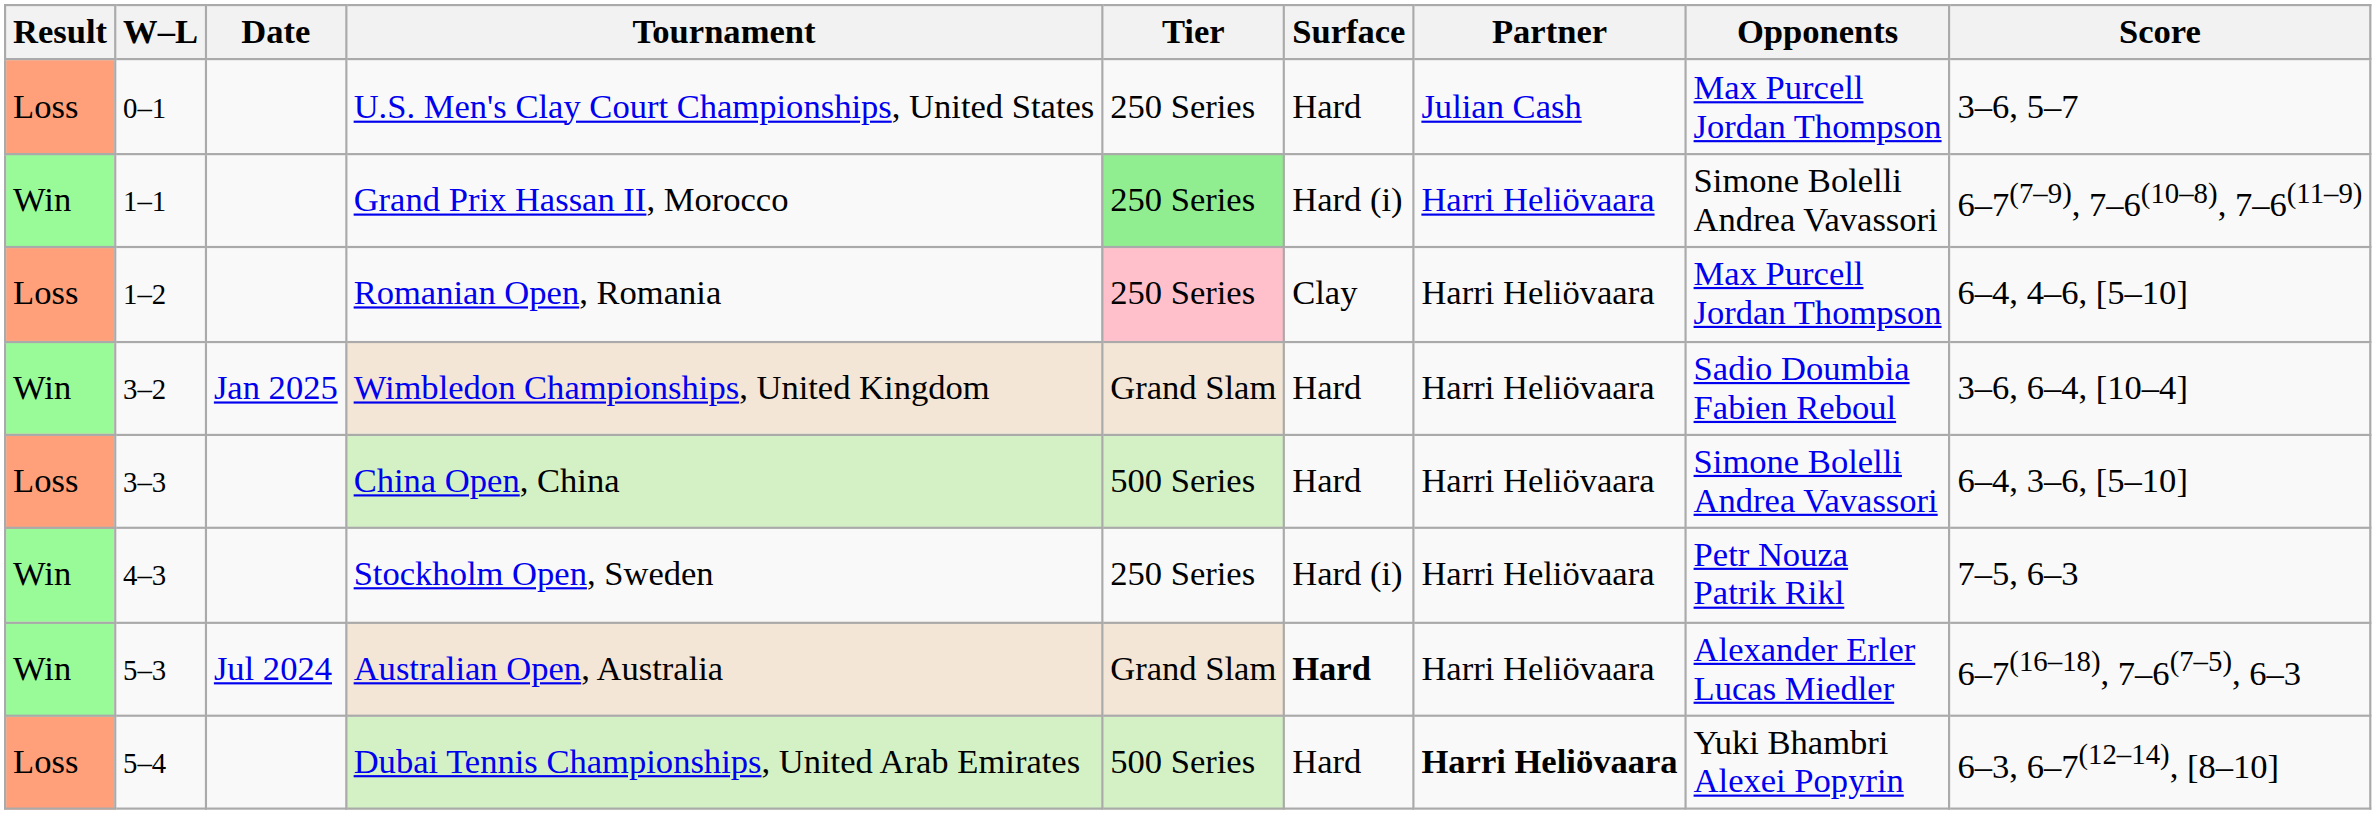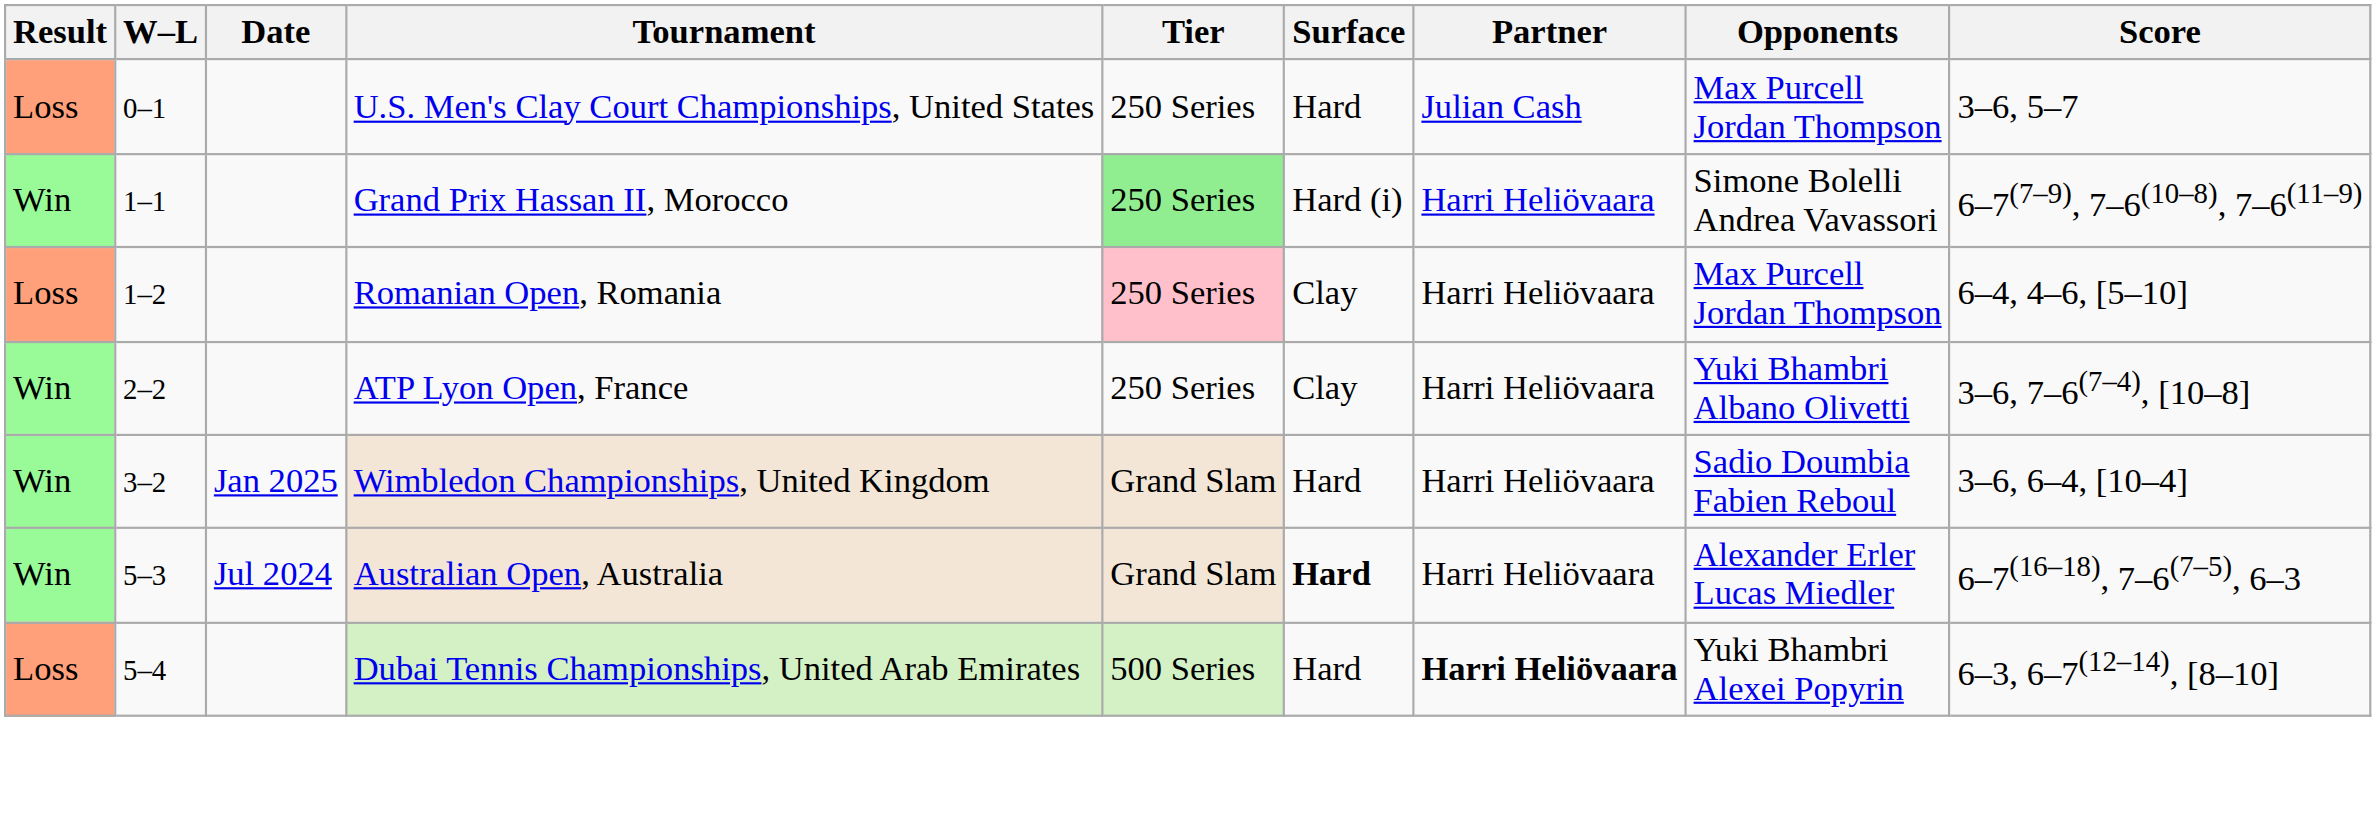+ row: (521, 387)
- row: (487, 480)
- row: (534, 574)
